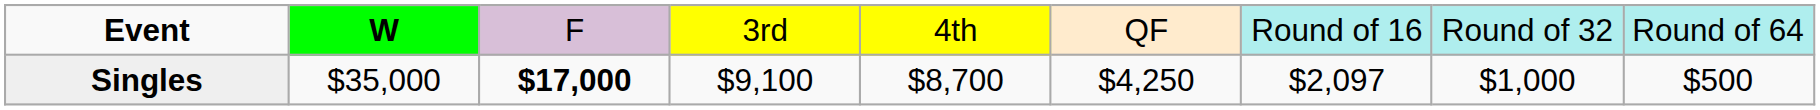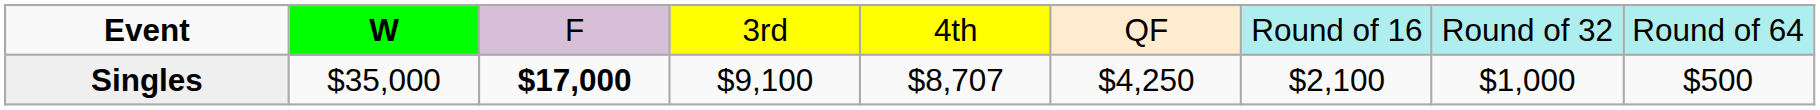(956, 80) $8,700 -> (956, 80) $8,707
(1337, 80) $2,097 -> (1337, 80) $2,100
